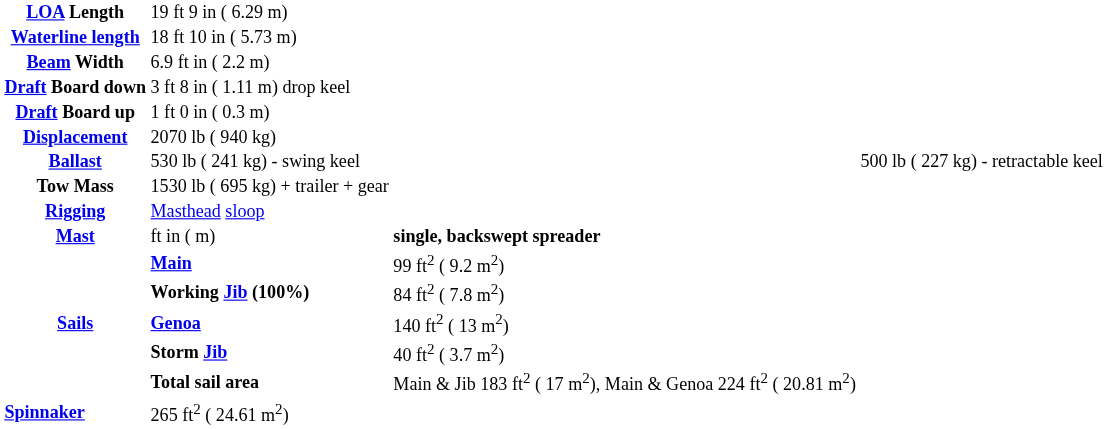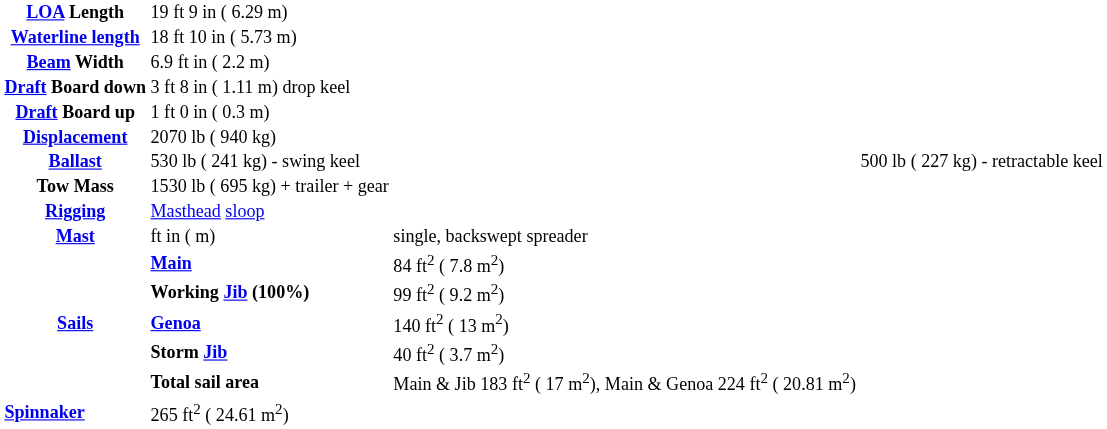(497, 236) bold -> (491, 236) normal
(449, 263) 99 ft2 ( 9.2 m2) -> (449, 263) 84 ft2 ( 7.8 m2)
(449, 293) 84 ft2 ( 7.8 m2) -> (449, 293) 99 ft2 ( 9.2 m2)
